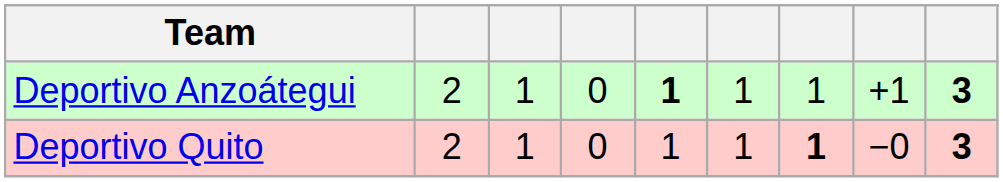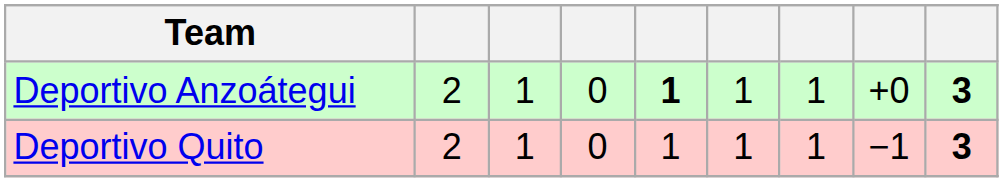(889, 90) +1 -> (889, 90) +0
(816, 147) bold -> (816, 147) normal
(889, 147) −0 -> (889, 147) −1
